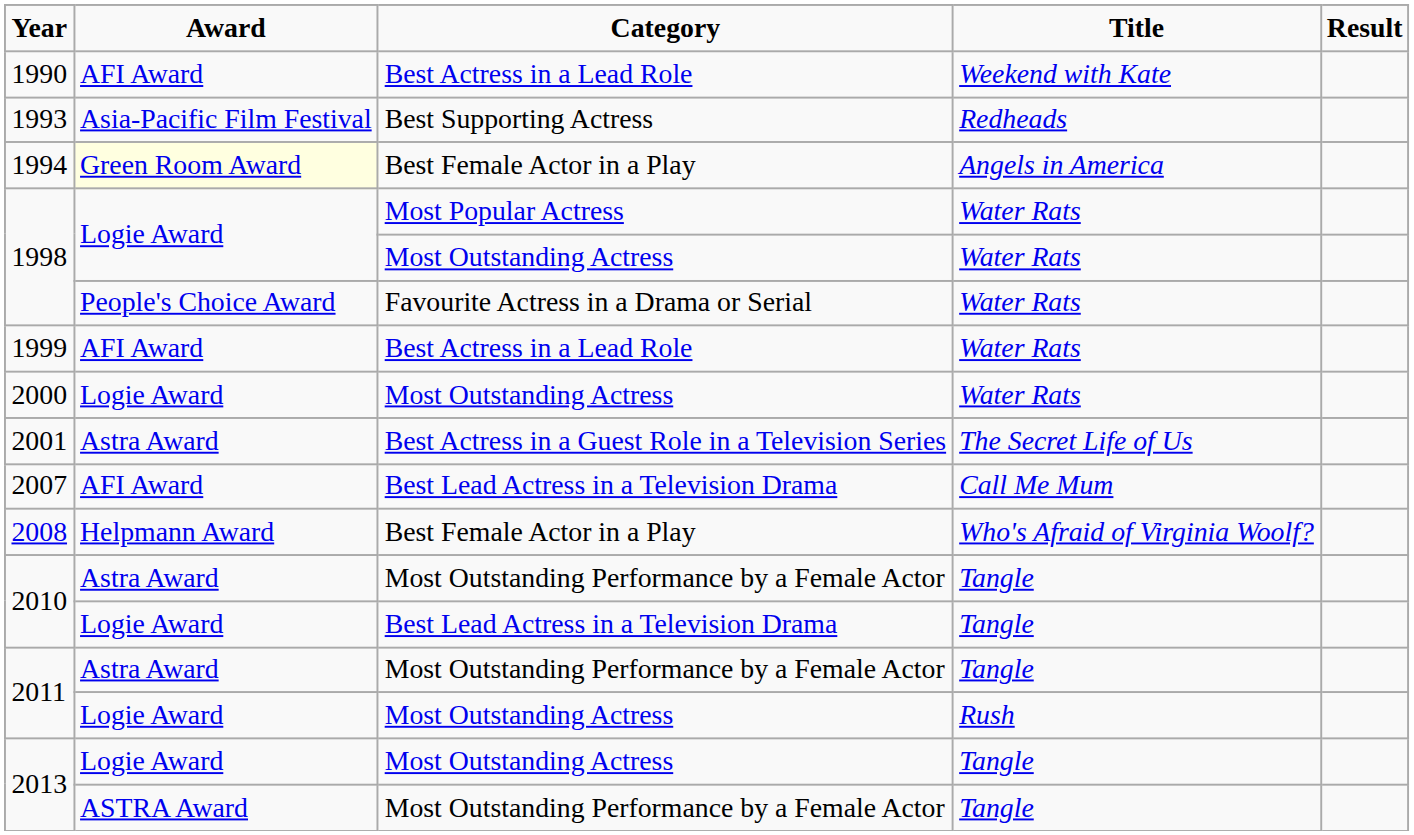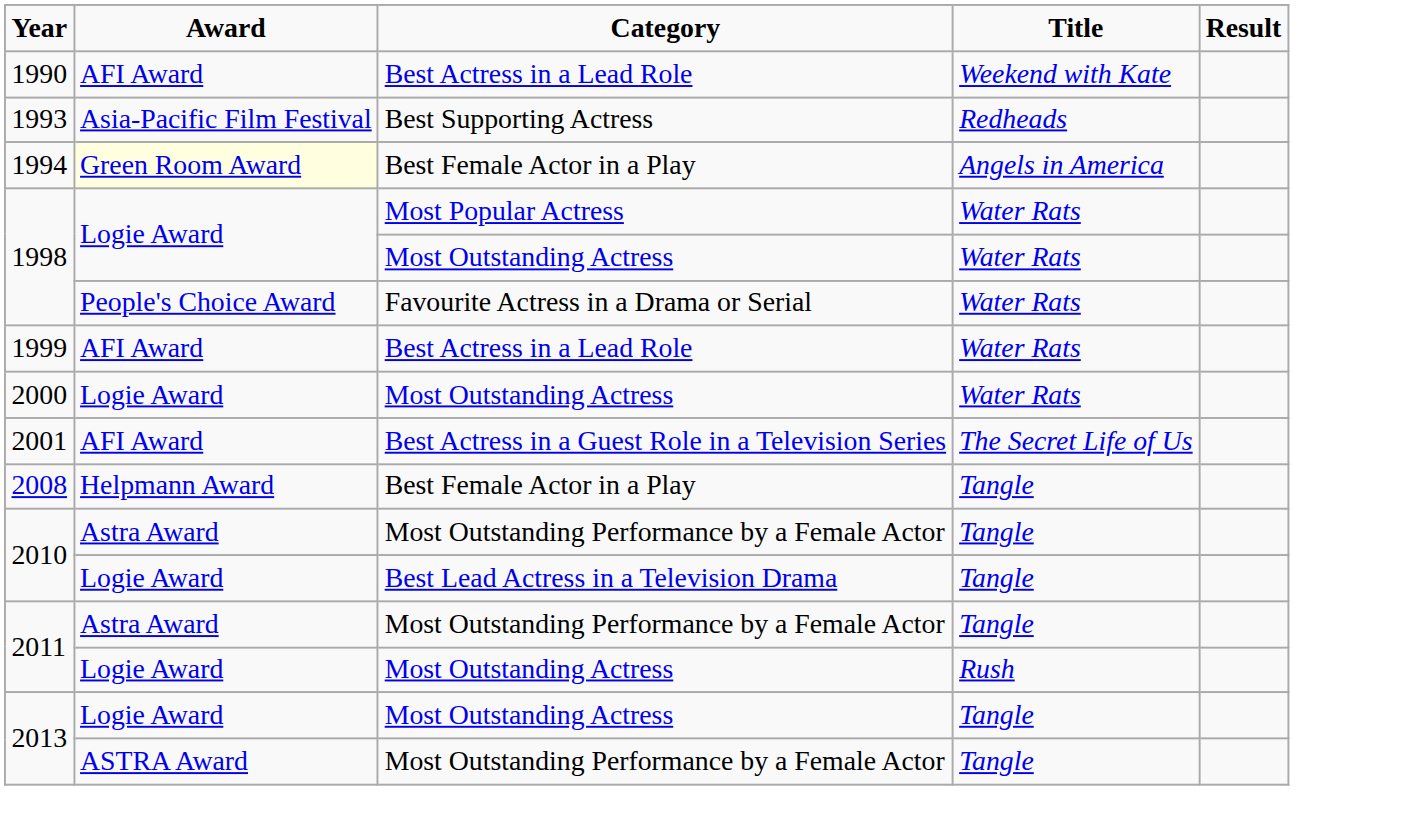(149, 440) Astra Award -> (142, 440) AFI Award
- row: (39, 486)
(1136, 532) Who's Afraid of Virginia Woolf? -> (996, 486) Tangle
